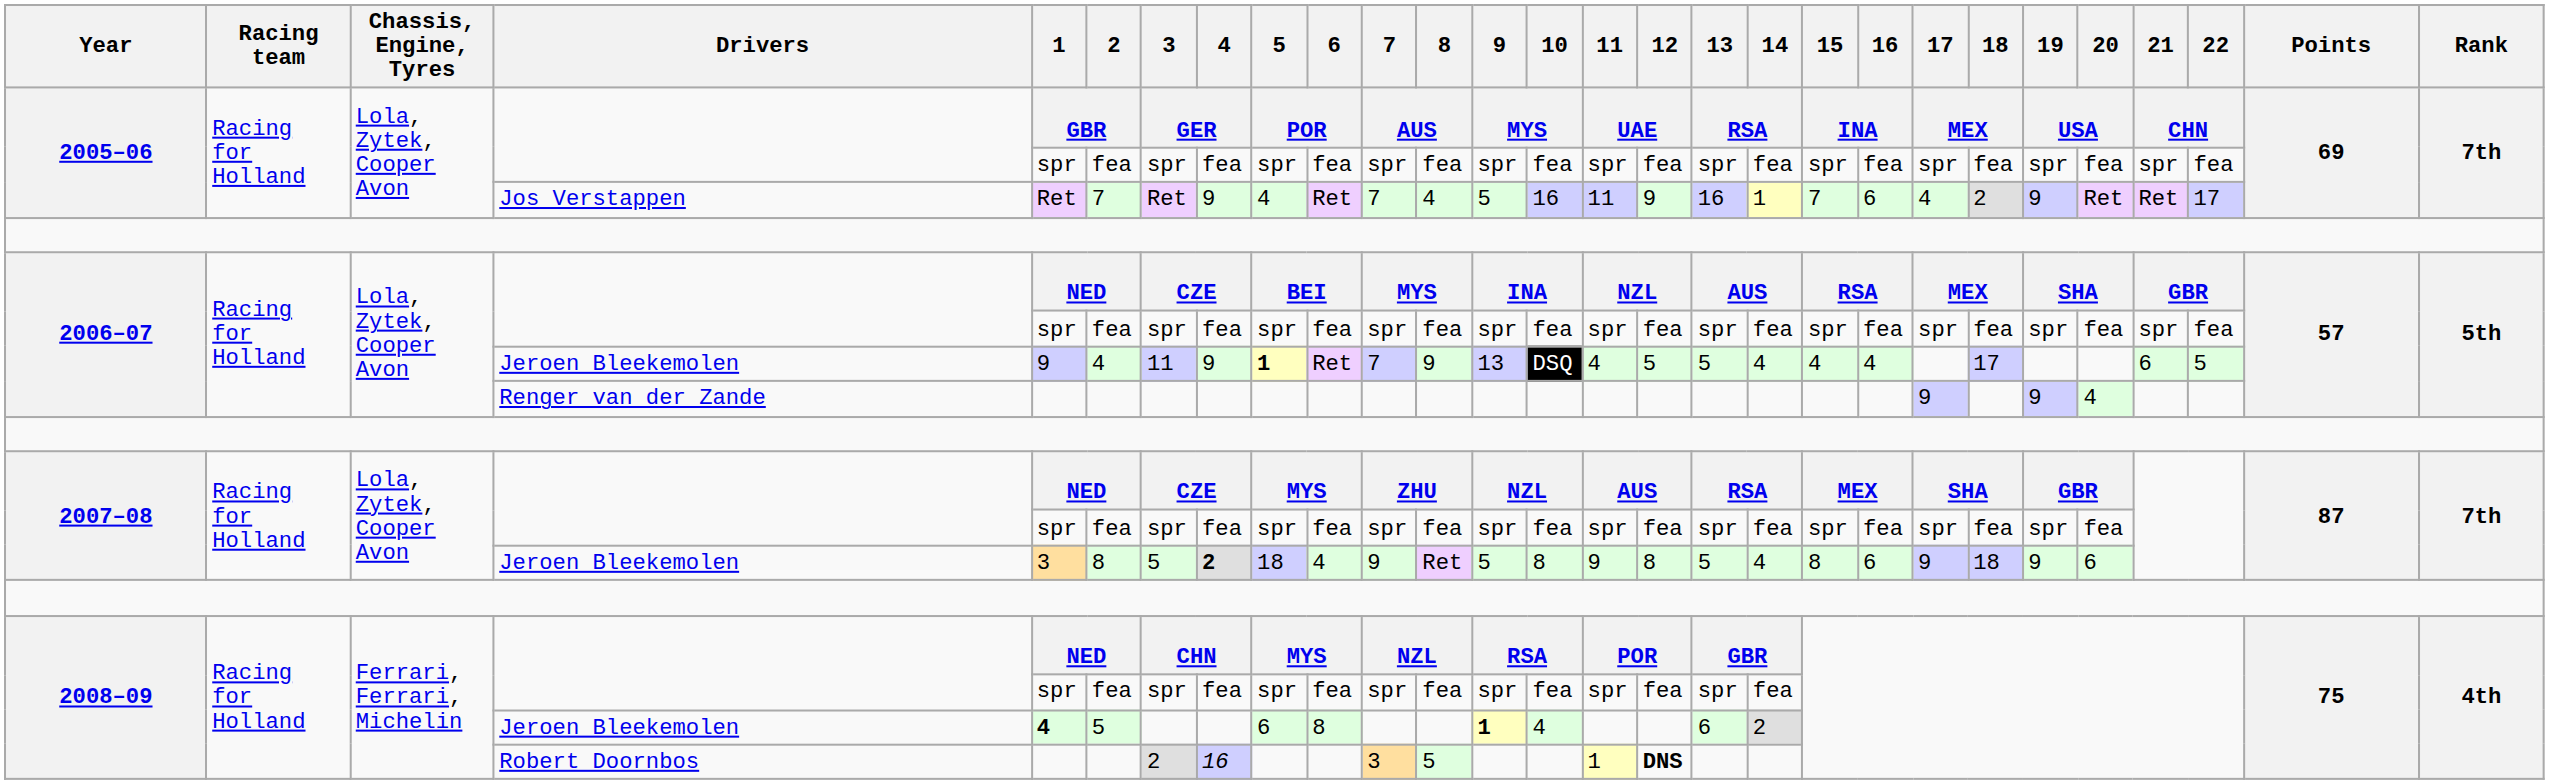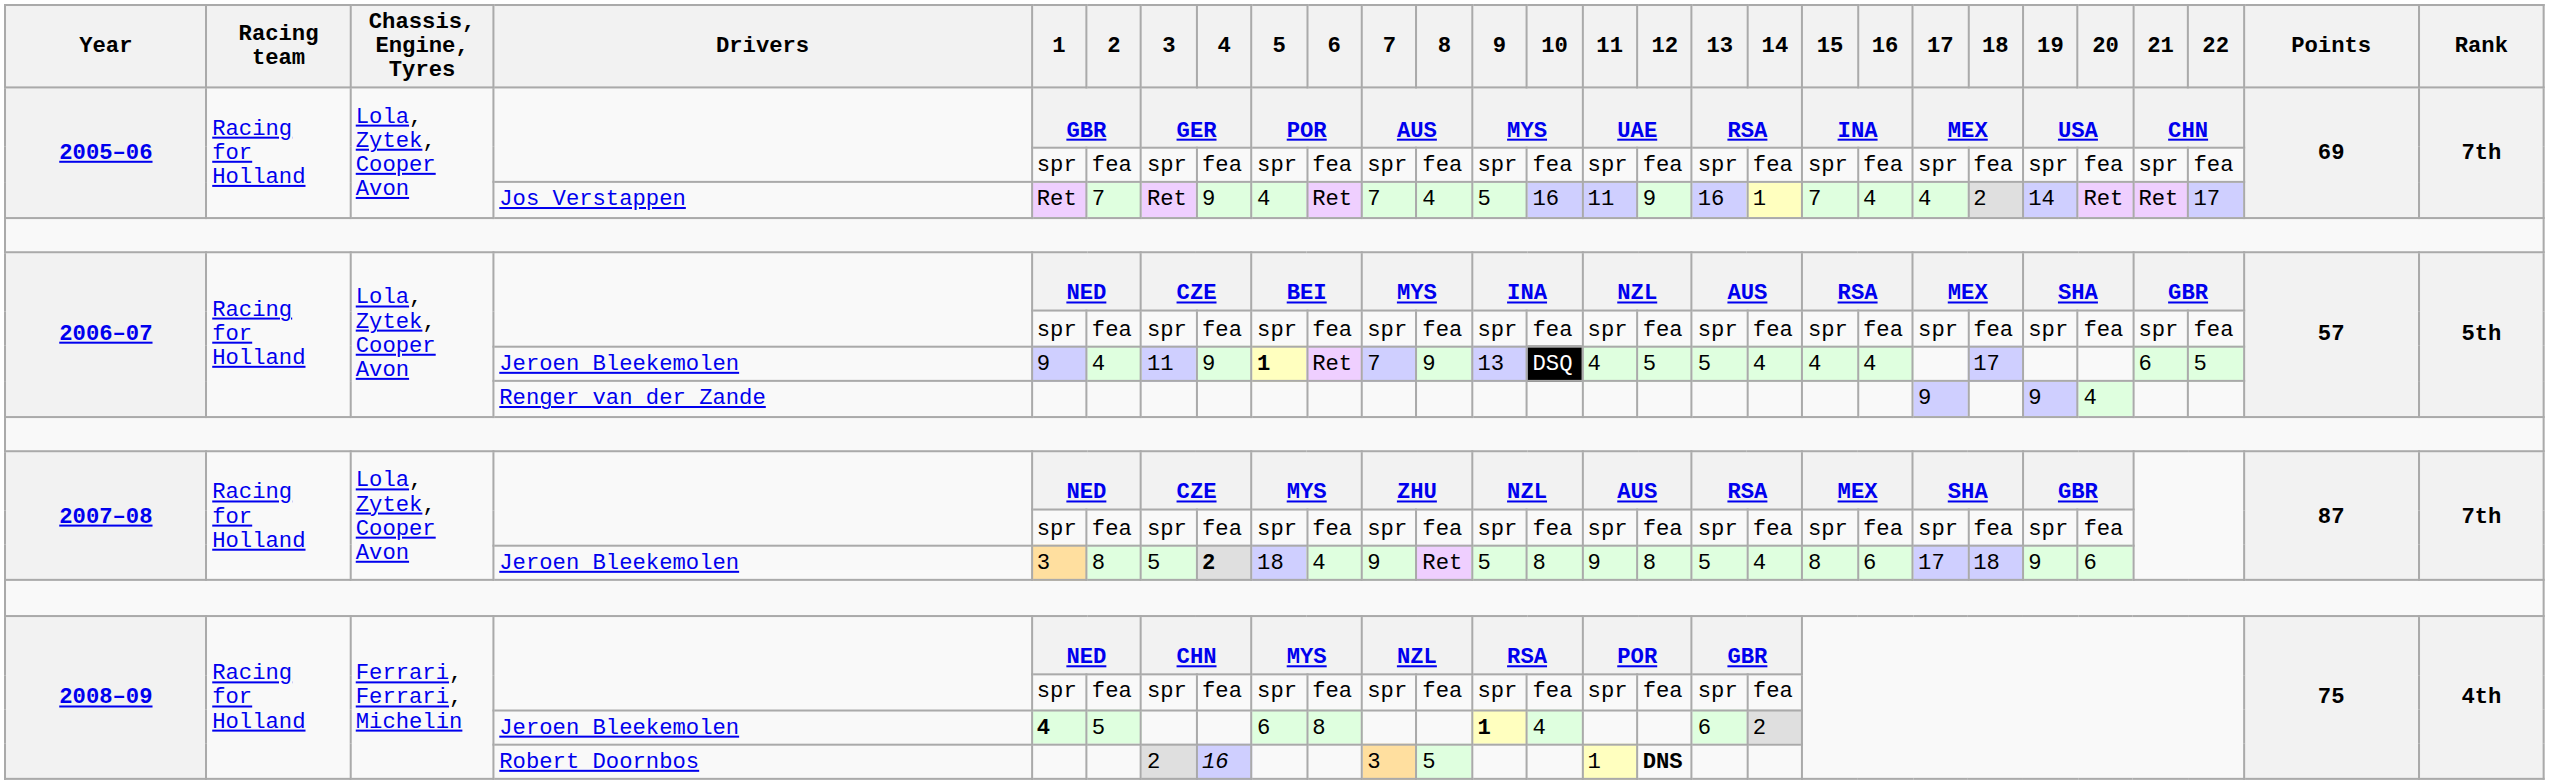(1870, 200) 6 -> (1870, 200) 4
(2035, 200) 9 -> (2042, 200) 14
(1925, 563) 9 -> (1931, 563) 17
